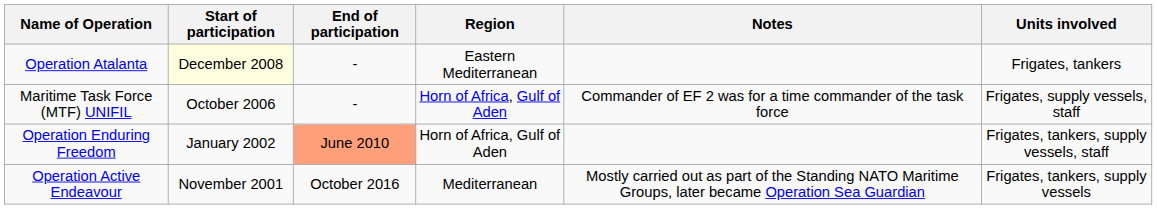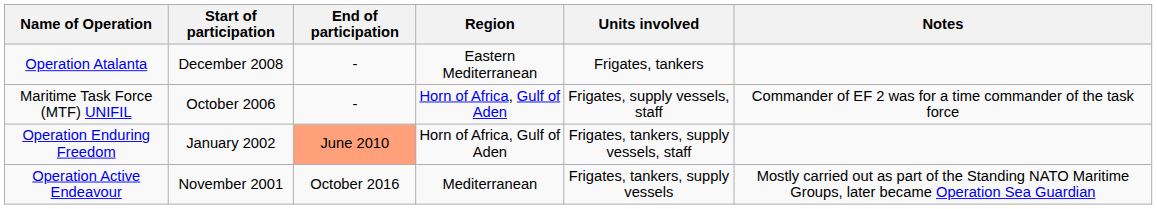columns swapped: (1066, 24) <-> (772, 24)
(231, 64) lightyellow background -> (231, 64) no background
